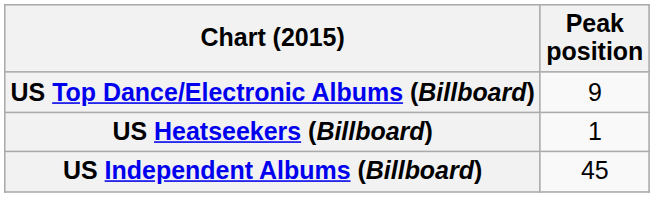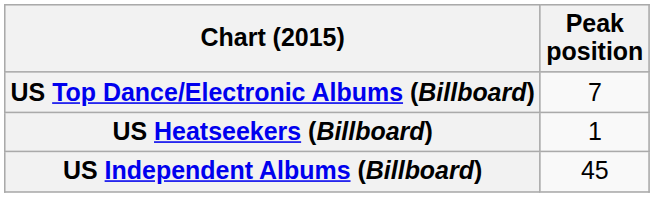(595, 91) 9 -> (595, 91) 7
